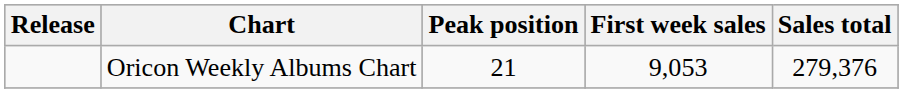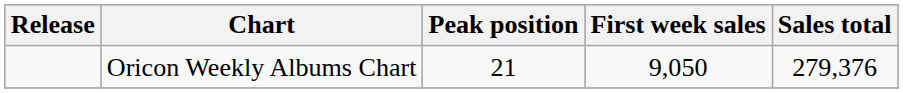(678, 66) 9,053 -> (678, 66) 9,050
